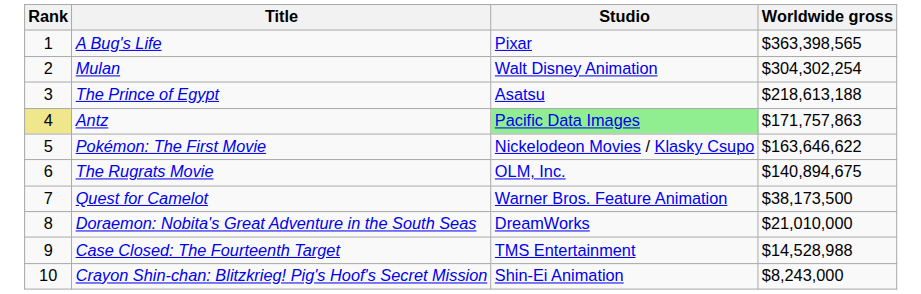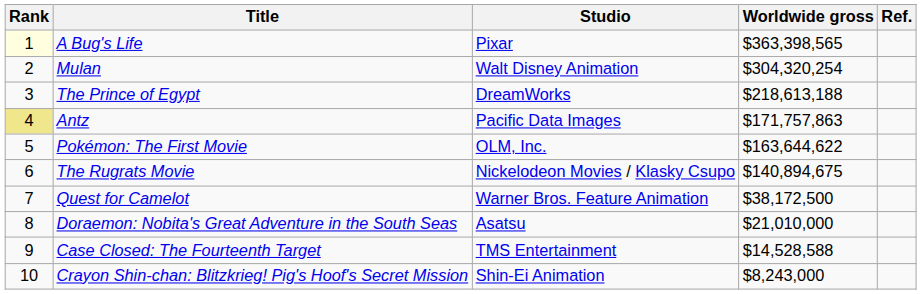+ column: (897, 17)
(48, 43) no background -> (29, 43) lightyellow background
(812, 69) $304,302,254 -> (793, 69) $304,320,254
(520, 95) Asatsu -> (523, 95) DreamWorks
(567, 120) lightgreen background -> (548, 120) no background
(625, 146) Nickelodeon Movies / Klasky Csupo -> (511, 146) OLM, Inc.
(812, 146) $163,646,622 -> (793, 146) $163,644,622
(530, 172) OLM, Inc. -> (605, 172) Nickelodeon Movies / Klasky Csupo
(807, 198) $38,173,500 -> (788, 198) $38,172,500
(542, 224) DreamWorks -> (501, 224) Asatsu
(807, 250) $14,528,988 -> (788, 250) $14,528,588
